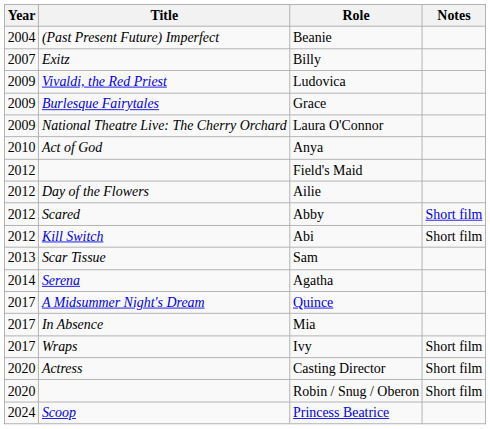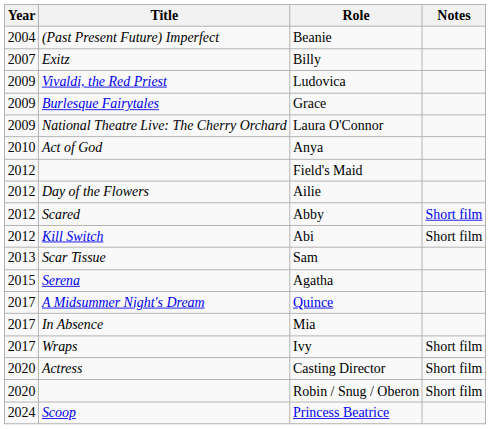(22, 280) 2014 -> (22, 280) 2015
